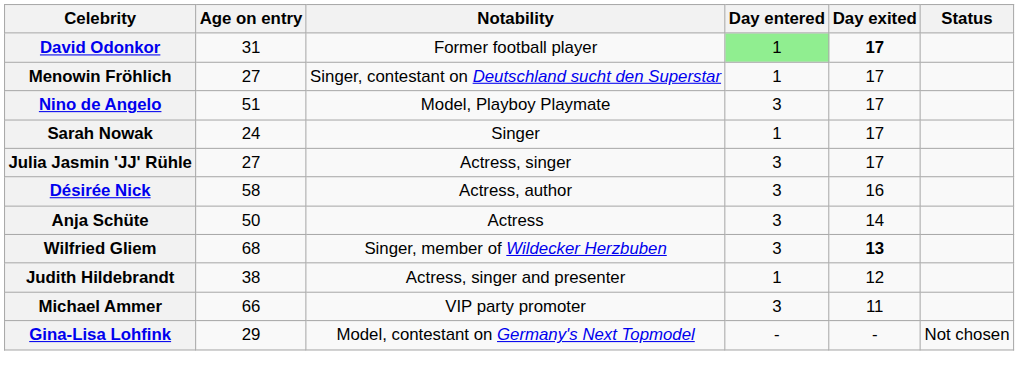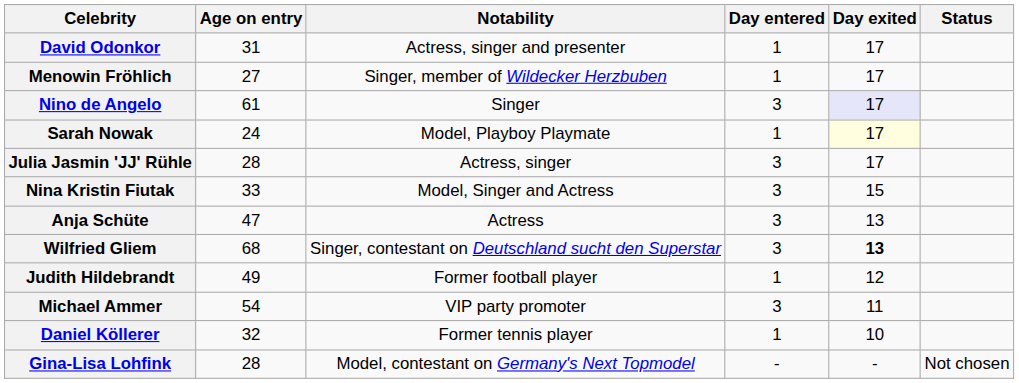(516, 47) Former football player -> (516, 47) Actress, singer and presenter
(777, 47) lightgreen background -> (777, 47) no background
(875, 47) bold -> (875, 47) normal
(516, 76) Singer, contestant on Deutschland sucht den Superstar -> (516, 76) Singer, member of Wildecker Herzbuben
(251, 105) 51 -> (251, 105) 61
(516, 105) Model, Playboy Playmate -> (516, 105) Singer
(875, 105) no background -> (875, 105) lavender background
(516, 133) Singer -> (516, 133) Model, Playboy Playmate
(875, 133) no background -> (875, 133) lightyellow background
(251, 162) 27 -> (251, 162) 28
- row: (100, 191)
+ row: (100, 191)
(251, 220) 50 -> (251, 220) 47
(875, 220) 14 -> (875, 220) 13
(516, 248) Singer, member of Wildecker Herzbuben -> (516, 248) Singer, contestant on Deutschland sucht den Superstar
(251, 277) 38 -> (251, 277) 49
(516, 277) Actress, singer and presenter -> (516, 277) Former football player
(251, 306) 66 -> (251, 306) 54
+ row: (100, 335)
(251, 335) 29 -> (251, 363) 28
